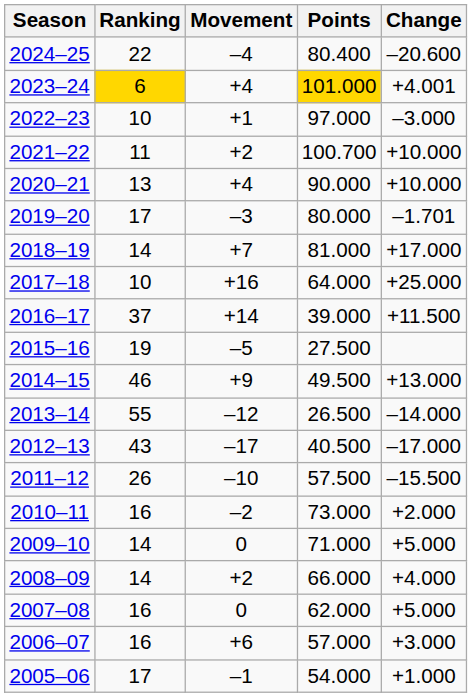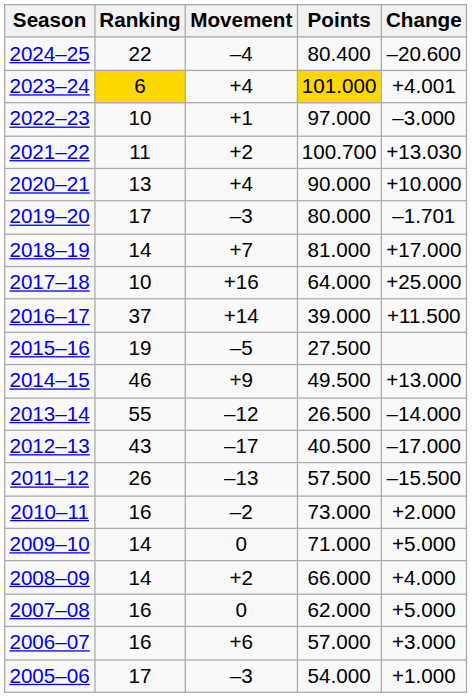(424, 151) +10.000 -> (424, 151) +13.030
(241, 479) –10 -> (241, 479) –13
(241, 675) –1 -> (241, 675) –3
